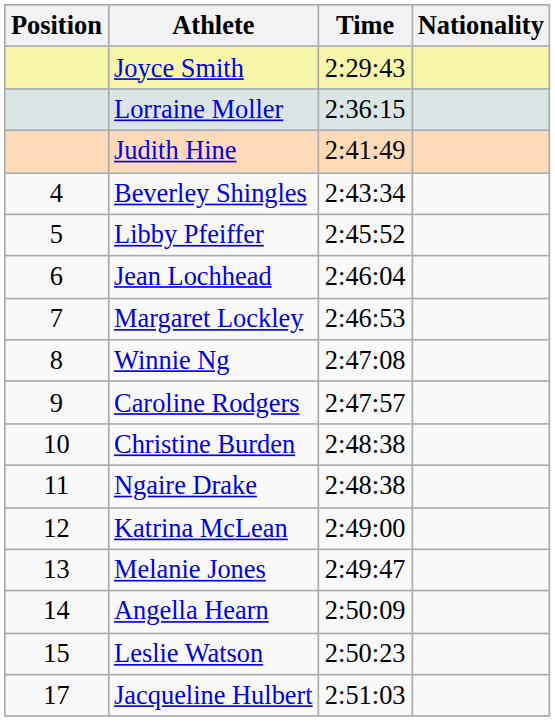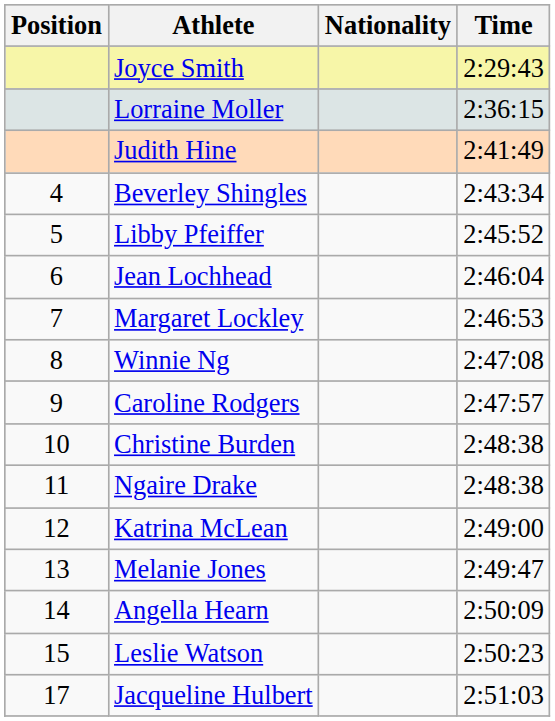columns swapped: (481, 25) <-> (365, 25)
